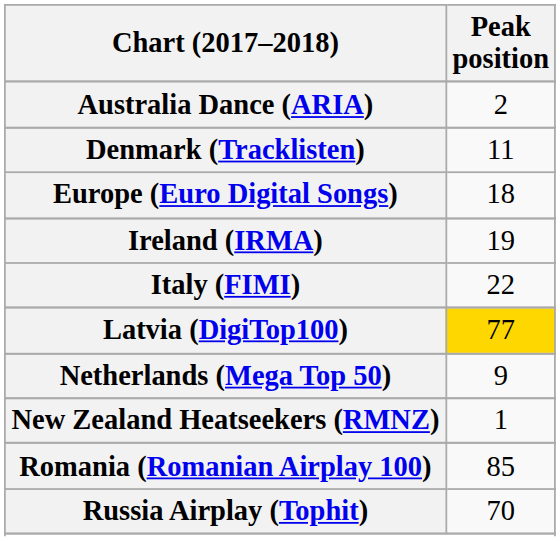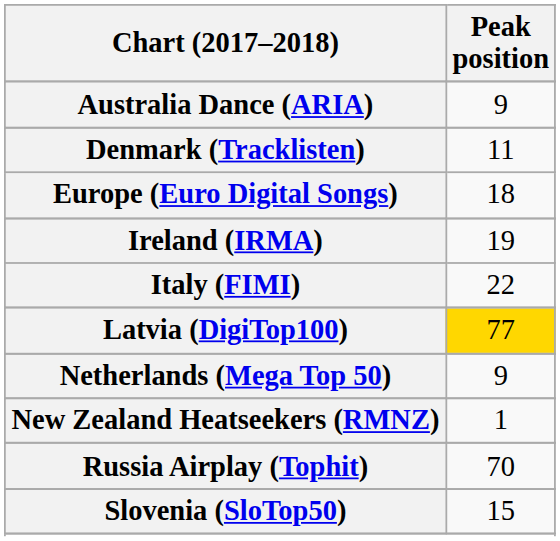(501, 104) 2 -> (501, 104) 9
- row: (225, 465)
+ row: (225, 510)
